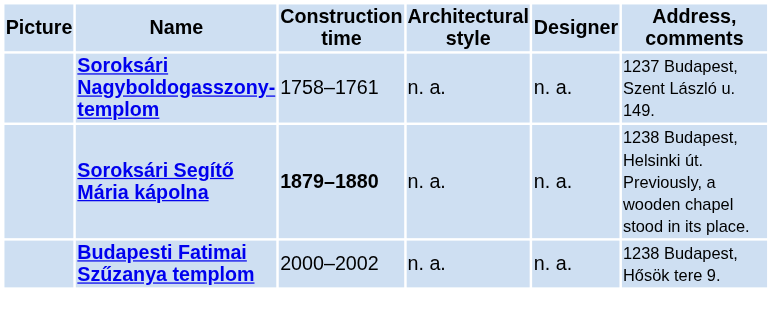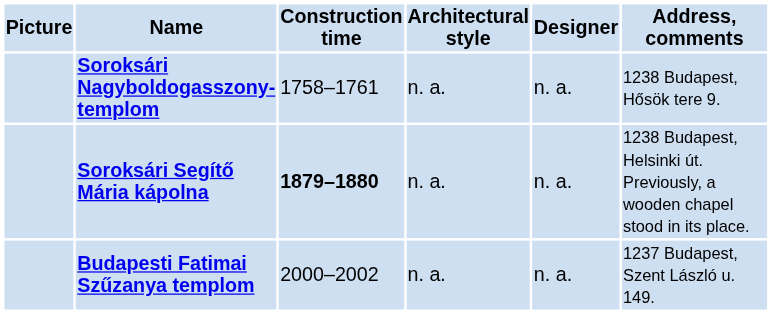(680, 89) 1237 Budapest, Szent László u. 149. -> (680, 89) 1238 Budapest, Hősök tere 9.
(680, 265) 1238 Budapest, Hősök tere 9. -> (680, 276) 1237 Budapest, Szent László u. 149.
